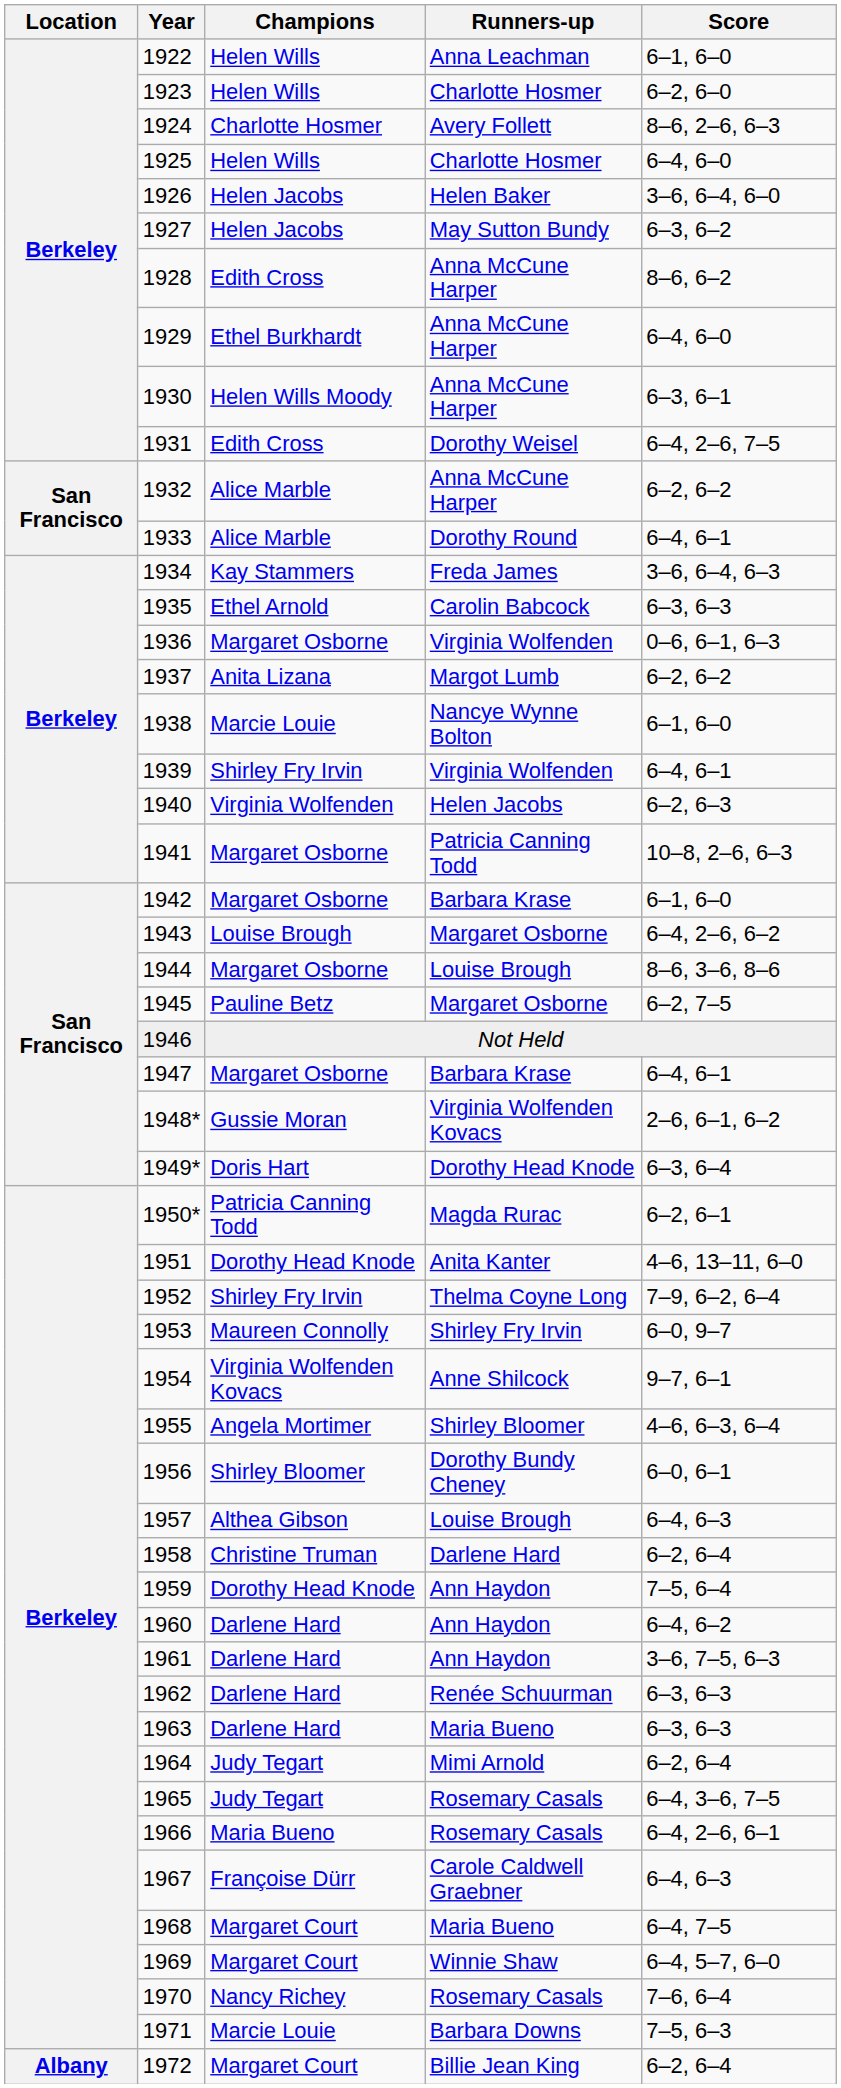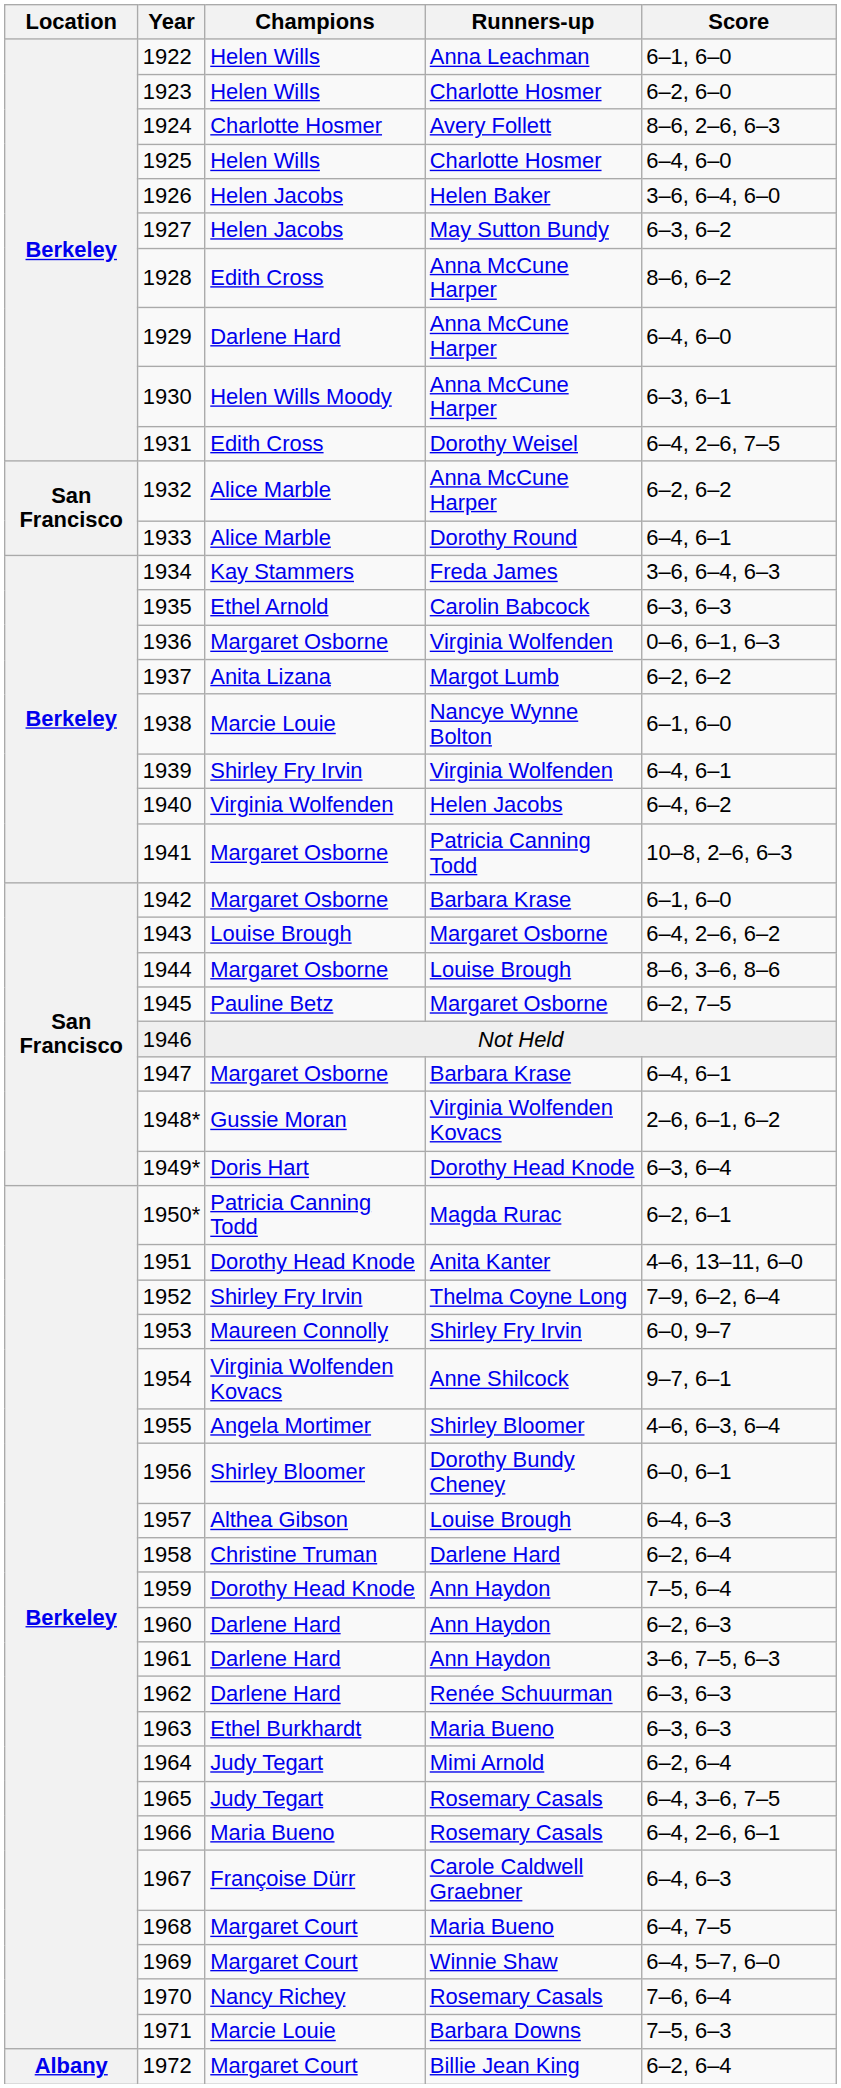(286, 336) Ethel Burkhardt -> (275, 336) Darlene Hard
(689, 805) 6–2, 6–3 -> (689, 805) 6–4, 6–2
(689, 1624) 6–4, 6–2 -> (689, 1624) 6–2, 6–3
(275, 1728) Darlene Hard -> (286, 1728) Ethel Burkhardt
